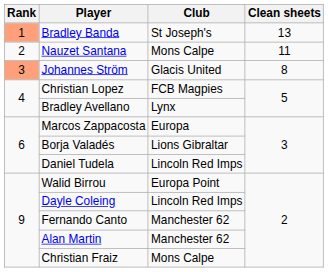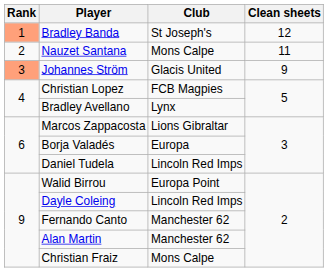(284, 32) 13 -> (284, 32) 12
(284, 70) 8 -> (284, 70) 9
(170, 126) Europa -> (189, 126) Lions Gibraltar
(189, 145) Lions Gibraltar -> (170, 145) Europa
